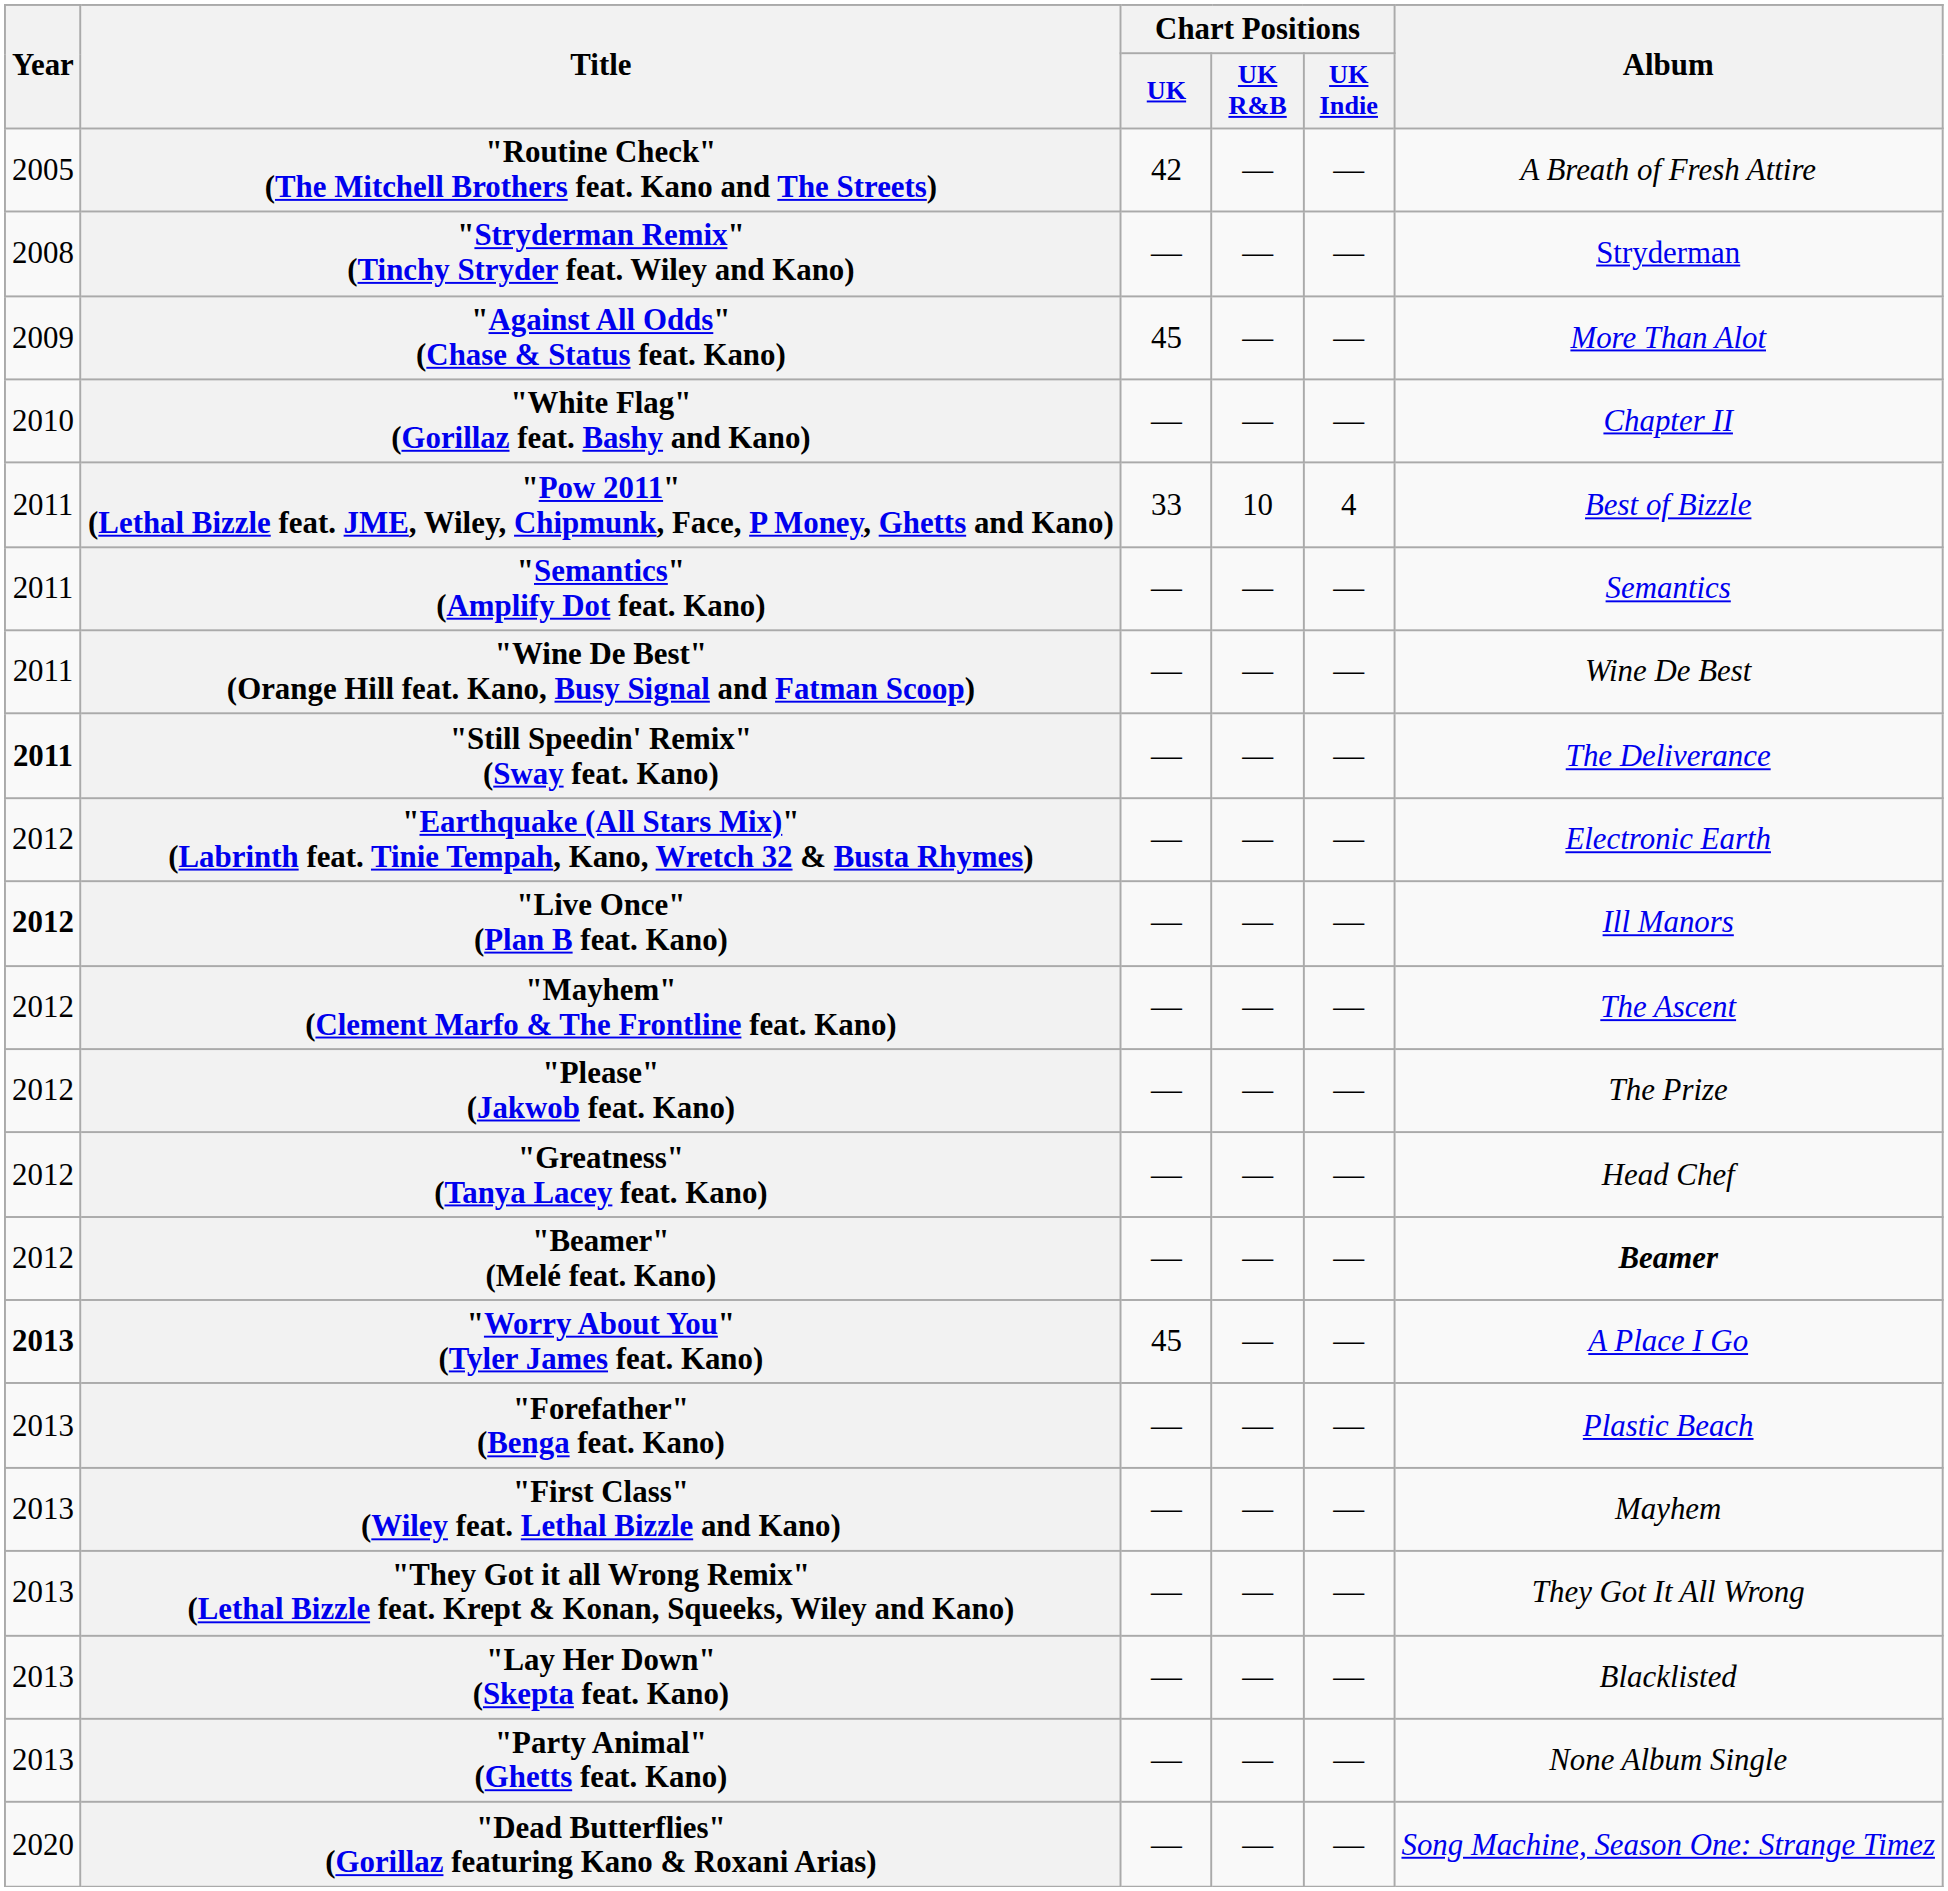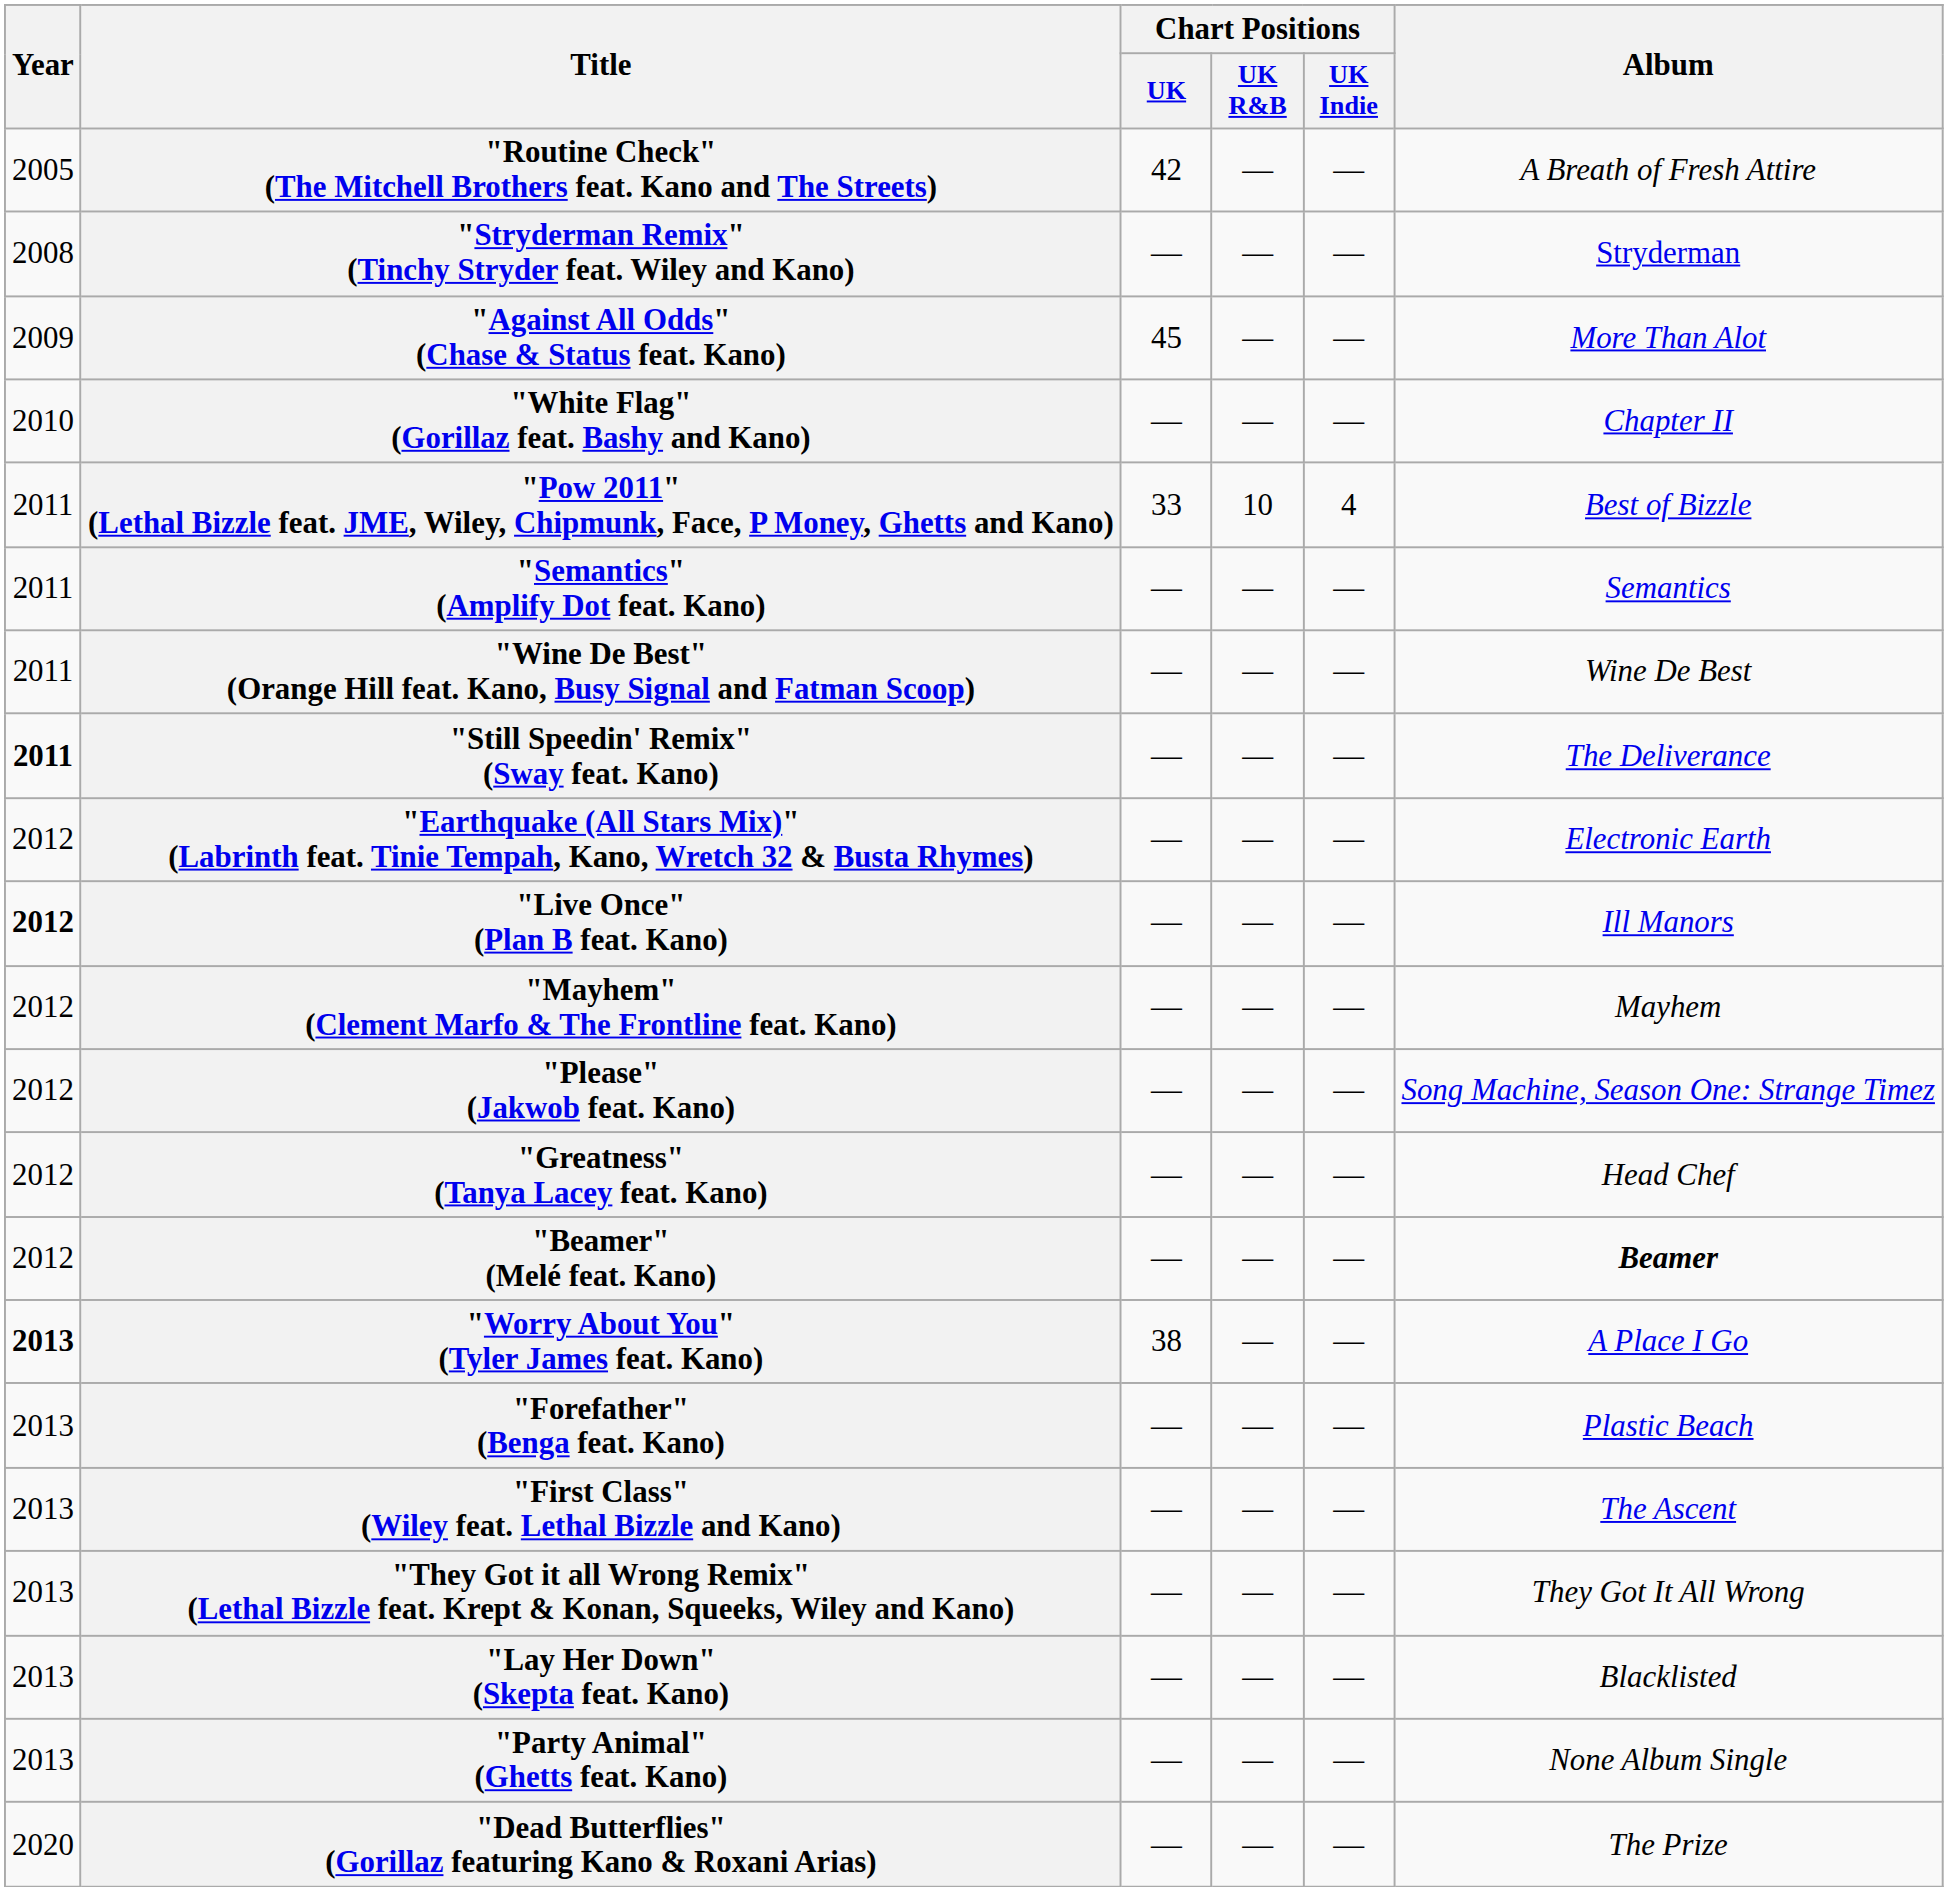(1668, 1006) The Ascent -> (1668, 1006) Mayhem
(1668, 1090) The Prize -> (1668, 1090) Song Machine, Season One: Strange Timez
(1166, 1341) 45 -> (1166, 1341) 38
(1668, 1508) Mayhem -> (1668, 1508) The Ascent
(1668, 1843) Song Machine, Season One: Strange Timez -> (1668, 1843) The Prize
